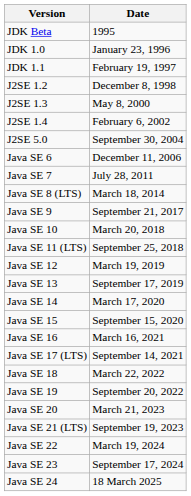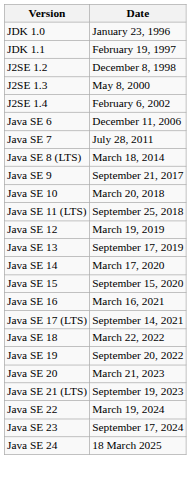- row: (29, 31)
- row: (27, 139)
